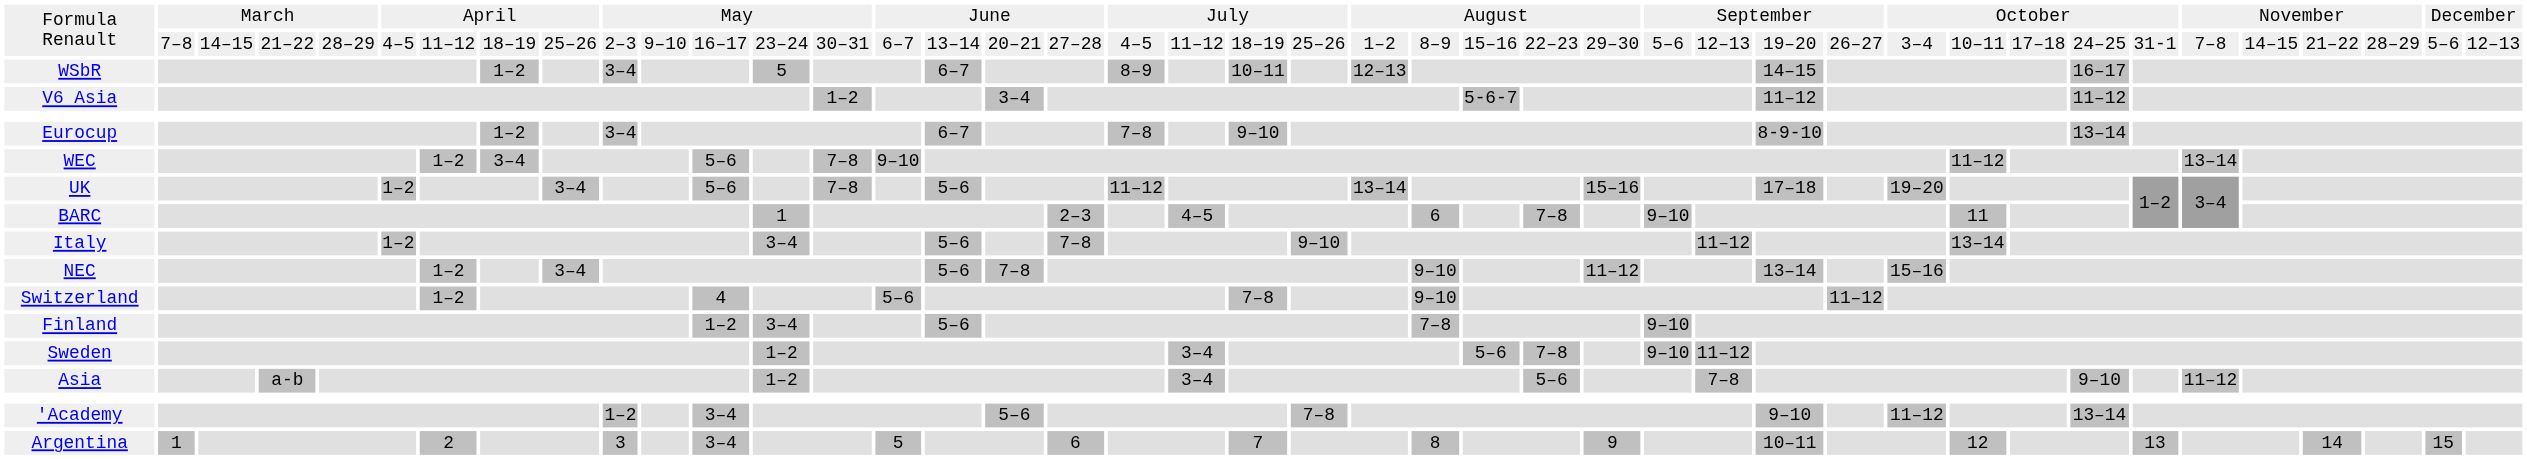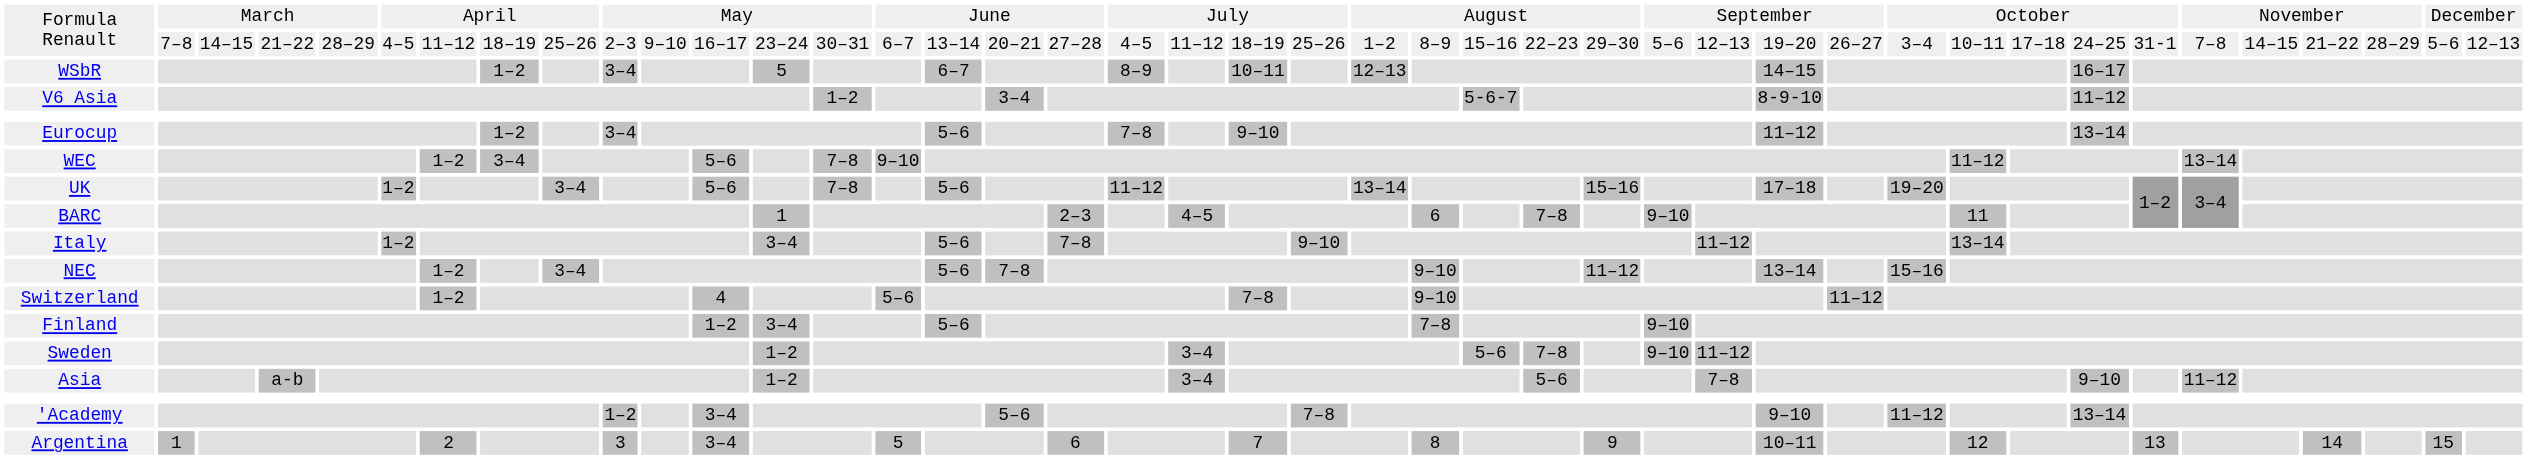(1790, 99) 11–12 -> (1790, 99) 8-9-10
(954, 134) 6–7 -> (954, 134) 5–6
(1790, 134) 8-9-10 -> (1790, 134) 11–12
